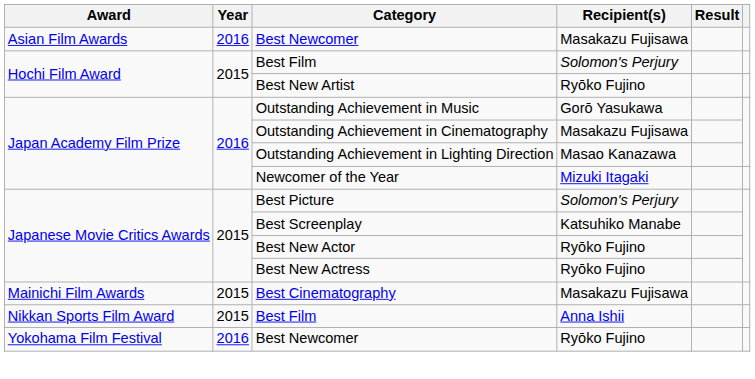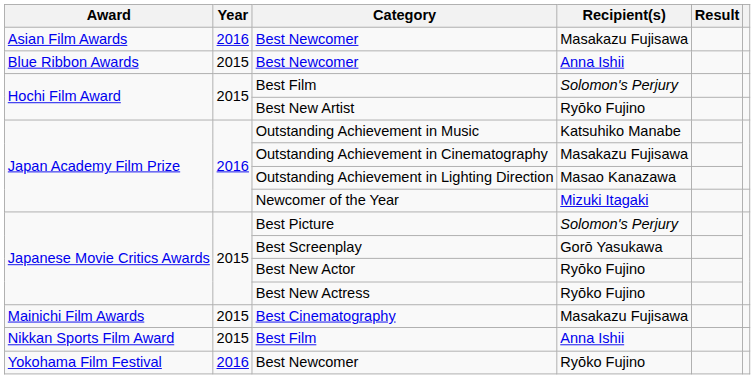+ row: (73, 62)
(611, 108) Gorō Yasukawa -> (621, 131) Katsuhiko Manabe
(621, 223) Katsuhiko Manabe -> (611, 246) Gorō Yasukawa
